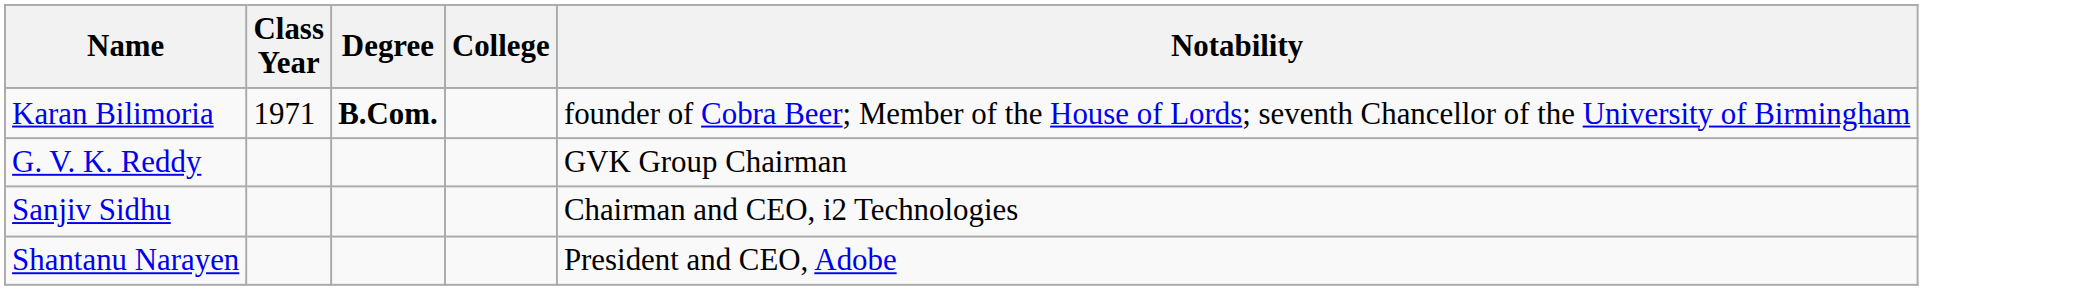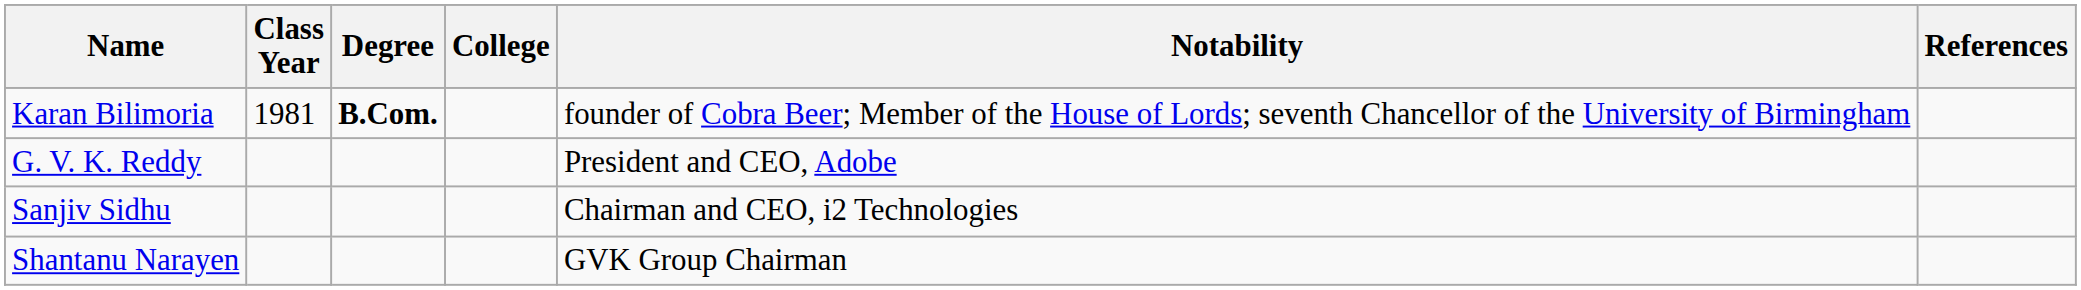+ column: (1996, 46)
(284, 112) 1971 -> (284, 112) 1981
(705, 161) GVK Group Chairman -> (730, 161) President and CEO, Adobe
(730, 259) President and CEO, Adobe -> (705, 259) GVK Group Chairman
